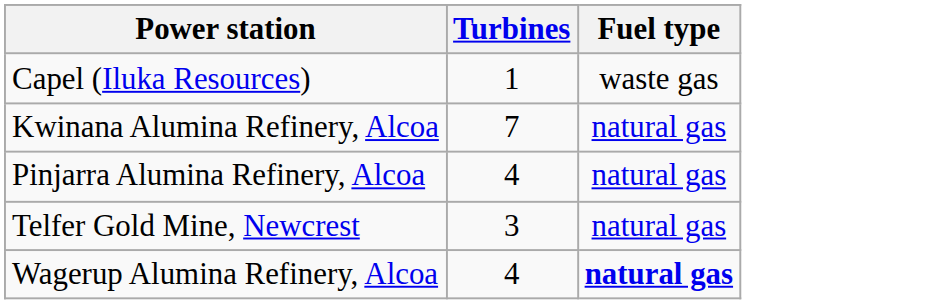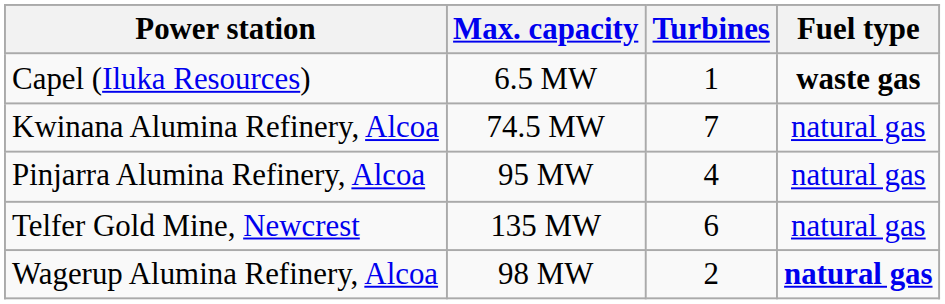+ column: (546, 28)
(659, 77) normal -> (858, 77) bold
(512, 224) 3 -> (711, 224) 6
(512, 273) 4 -> (711, 273) 2
